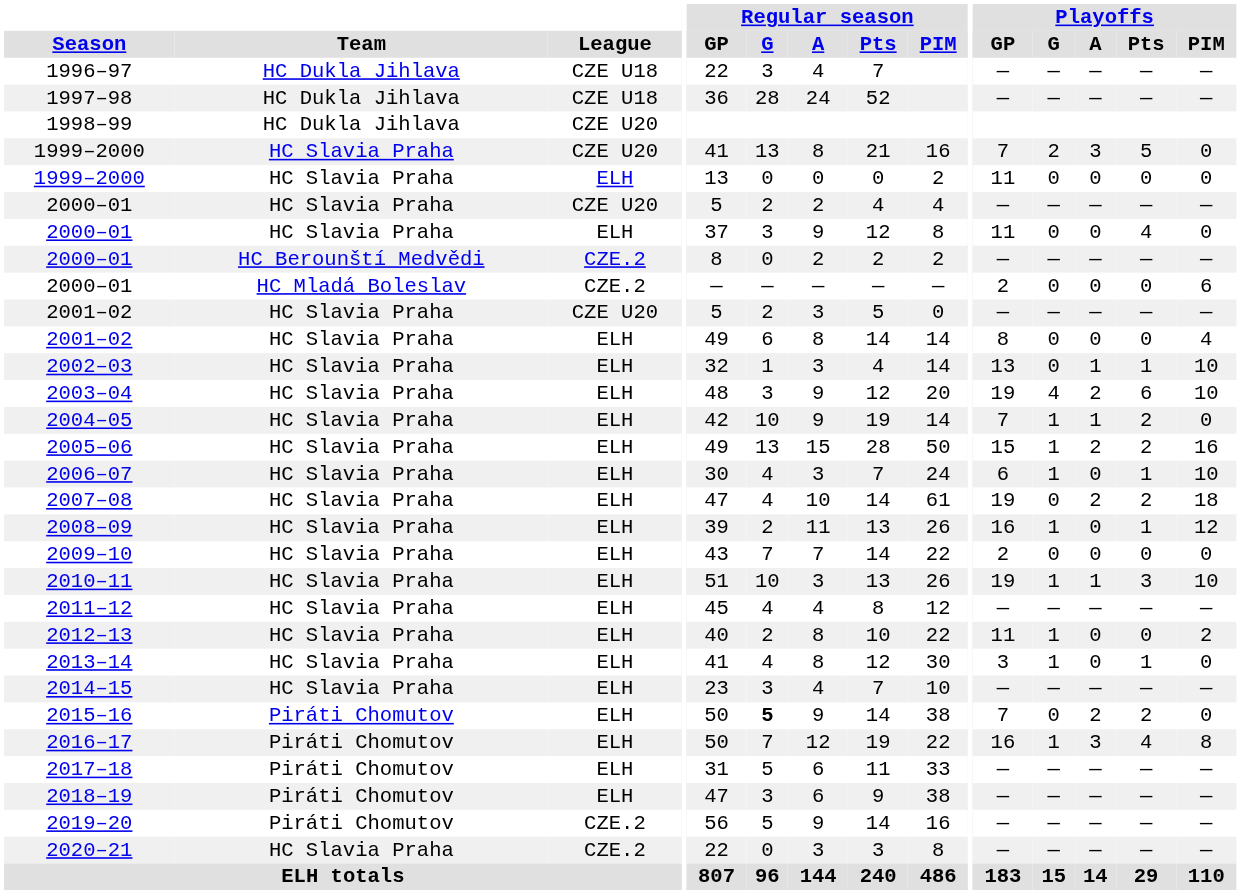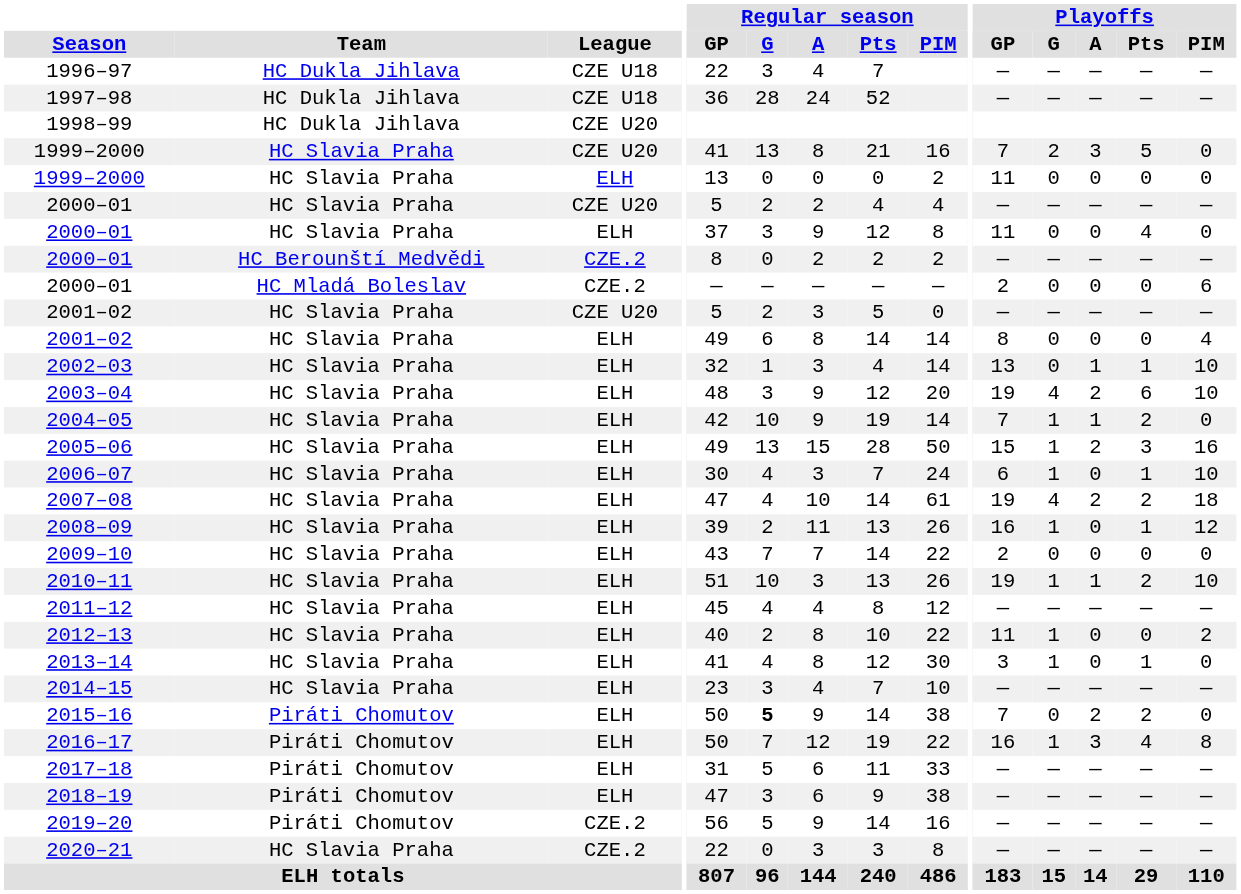(1146, 447) 2 -> (1146, 447) 3
(1054, 501) 0 -> (1054, 501) 4
(1146, 581) 3 -> (1146, 581) 2
